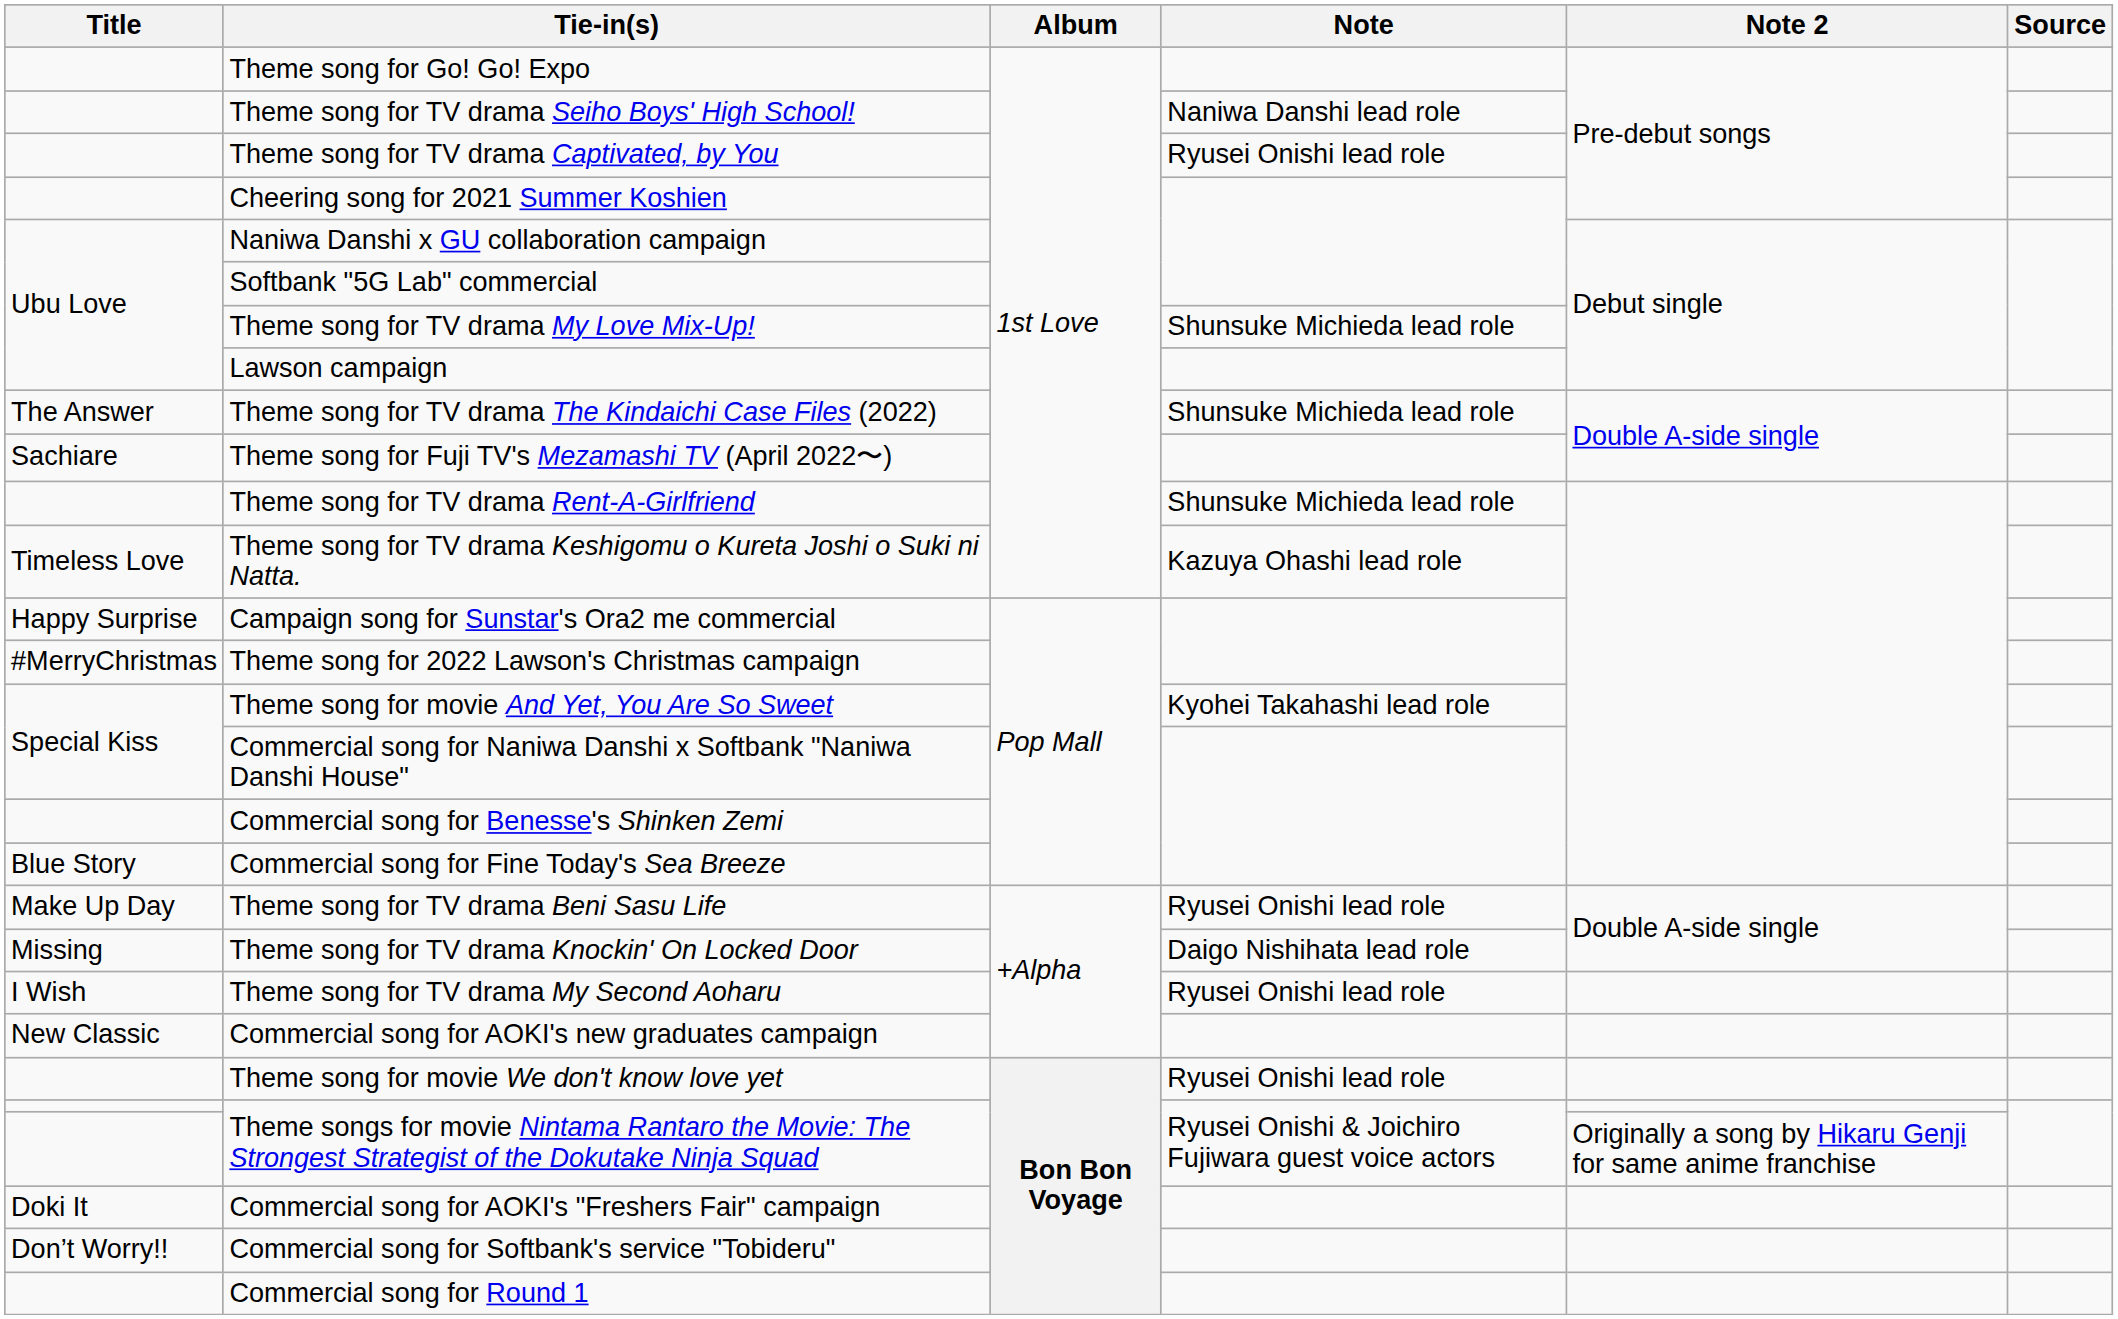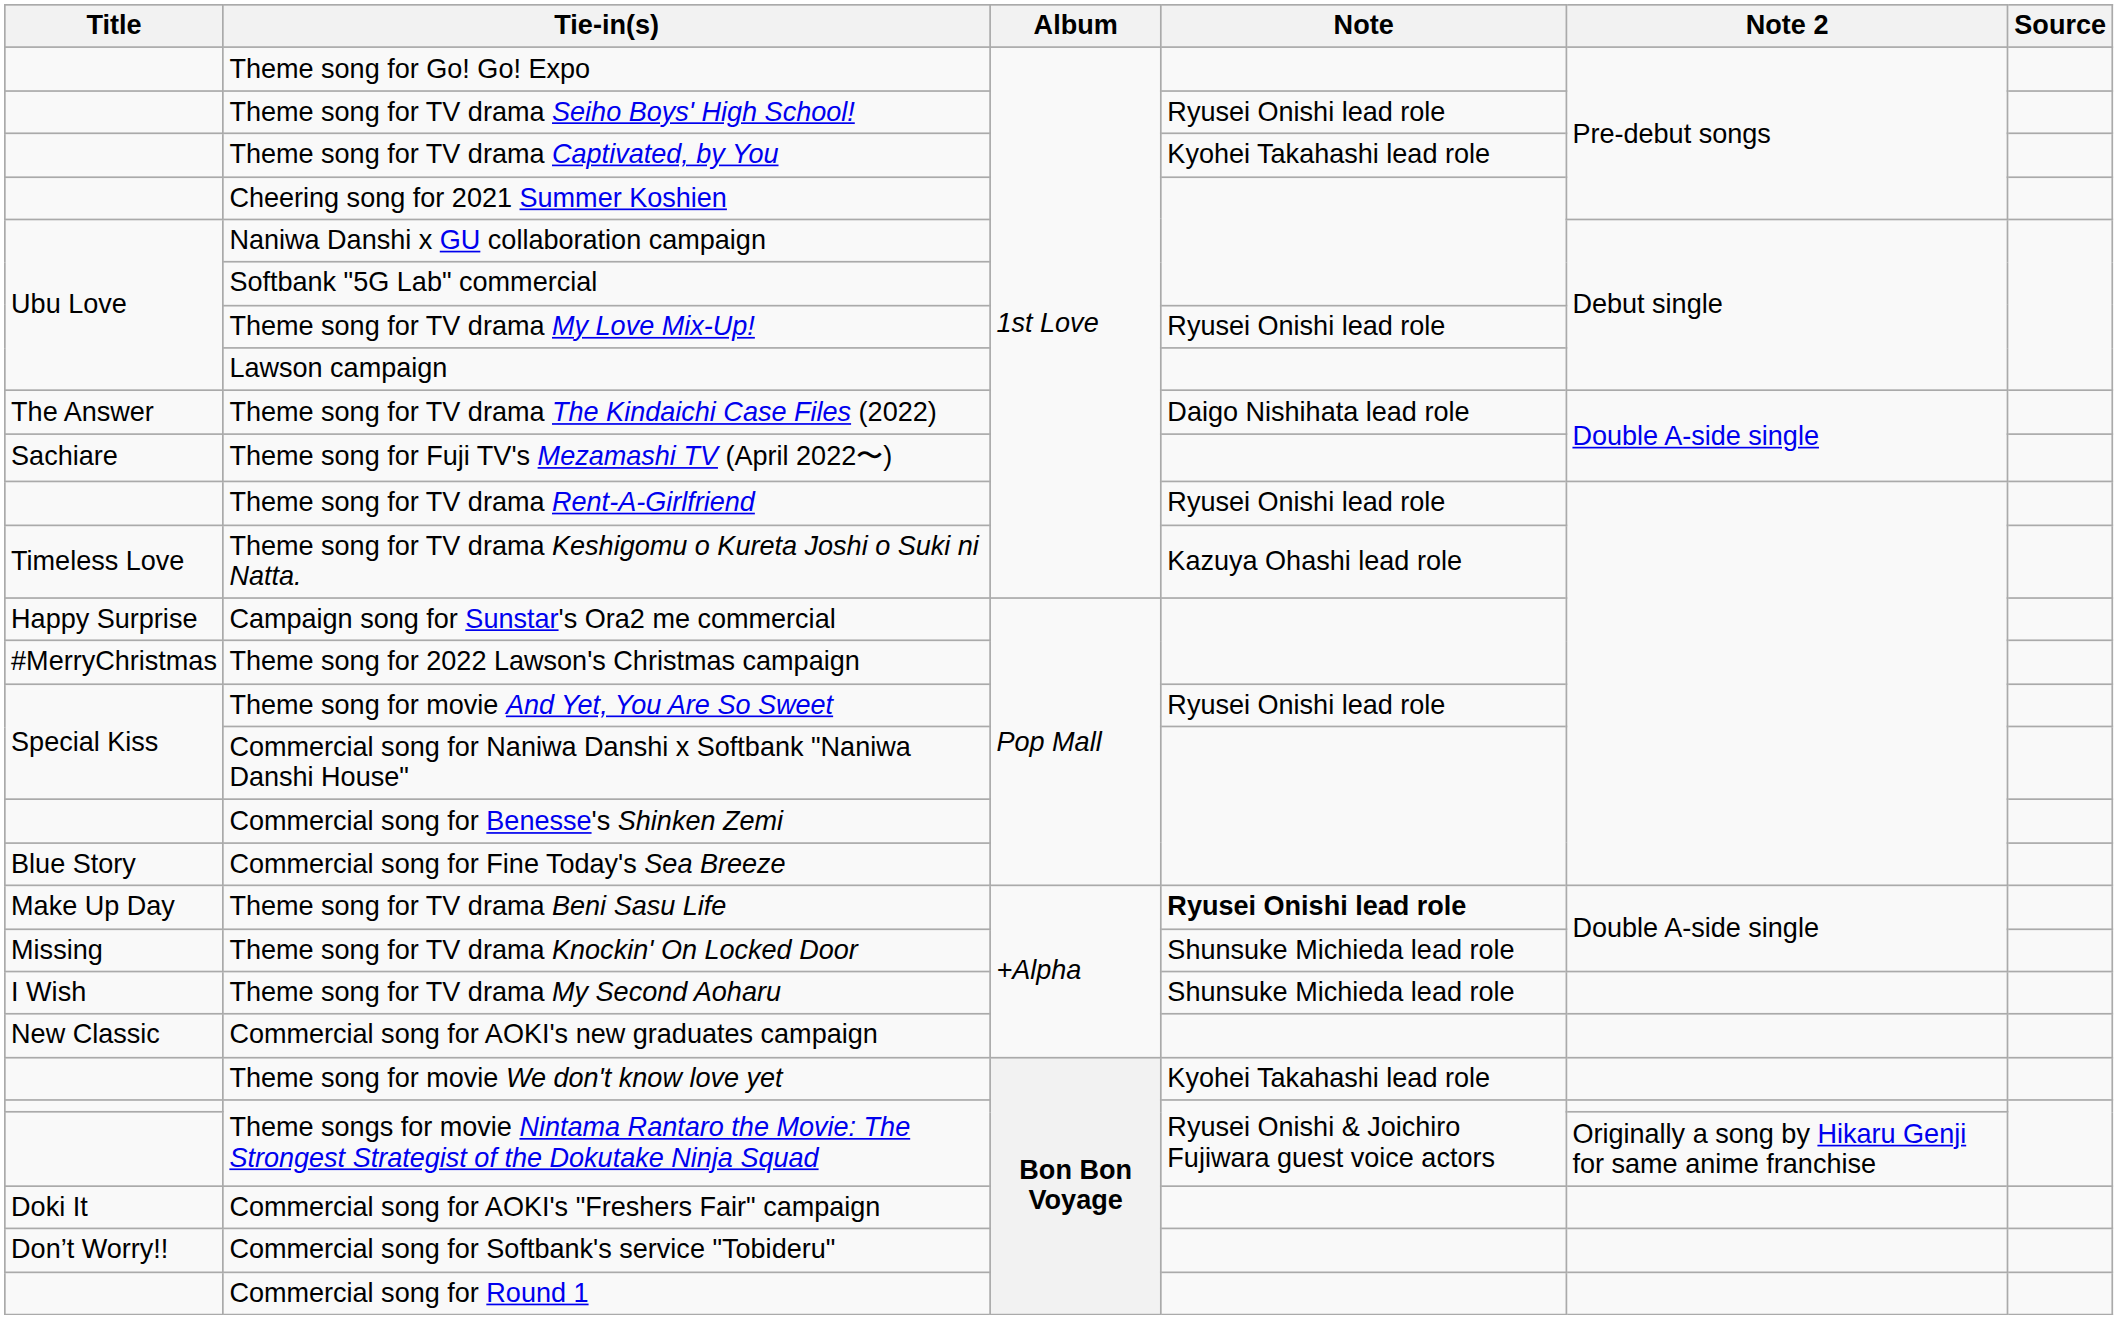(1314, 111) Naniwa Danshi lead role -> (1306, 111) Ryusei Onishi lead role
(1306, 154) Ryusei Onishi lead role -> (1329, 154) Kyohei Takahashi lead role
(1341, 326) Shunsuke Michieda lead role -> (1306, 326) Ryusei Onishi lead role
(1341, 411) Shunsuke Michieda lead role -> (1318, 411) Daigo Nishihata lead role
(1341, 502) Shunsuke Michieda lead role -> (1306, 502) Ryusei Onishi lead role
(1329, 704) Kyohei Takahashi lead role -> (1306, 704) Ryusei Onishi lead role
(1306, 906) normal -> (1317, 906) bold
(1318, 949) Daigo Nishihata lead role -> (1341, 949) Shunsuke Michieda lead role
(1306, 992) Ryusei Onishi lead role -> (1341, 992) Shunsuke Michieda lead role
(1306, 1078) Ryusei Onishi lead role -> (1329, 1078) Kyohei Takahashi lead role
